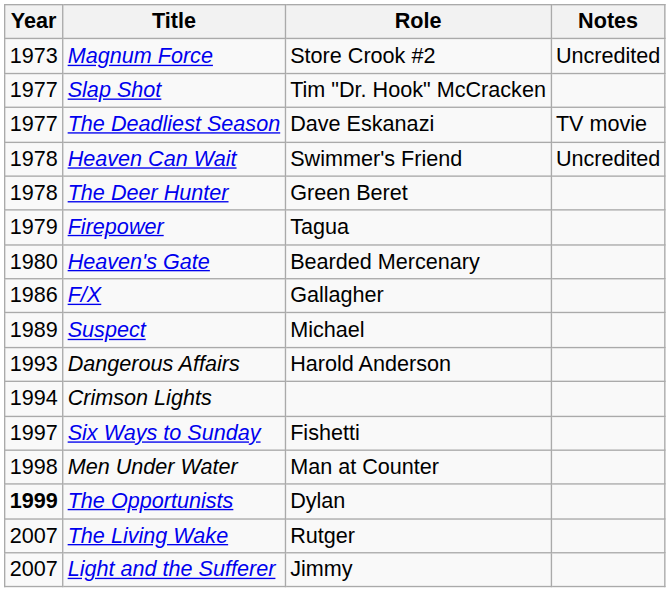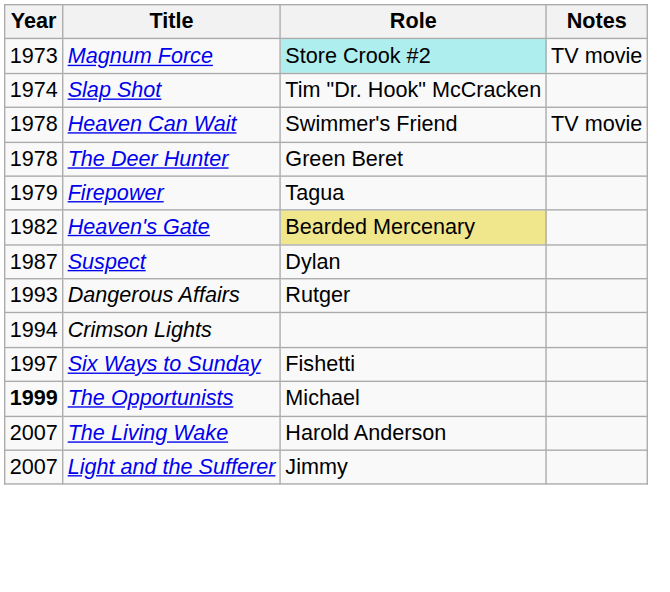(363, 55) no background -> (358, 55) paleturquoise background
(608, 55) Uncredited -> (597, 55) TV movie
(34, 90) 1977 -> (34, 90) 1974
- row: (174, 124)
(608, 158) Uncredited -> (597, 124) TV movie
(34, 261) 1980 -> (34, 227) 1982
(385, 261) no background -> (380, 227) khaki background
- row: (84, 295)
(34, 329) 1989 -> (34, 261) 1987
(327, 329) Michael -> (313, 261) Dylan
(371, 364) Harold Anderson -> (318, 295) Rutger
- row: (153, 466)
(318, 501) Dylan -> (323, 398) Michael
(323, 535) Rutger -> (366, 432) Harold Anderson
